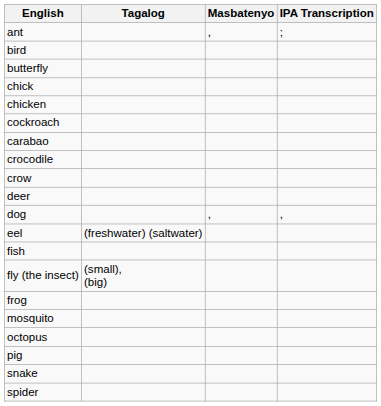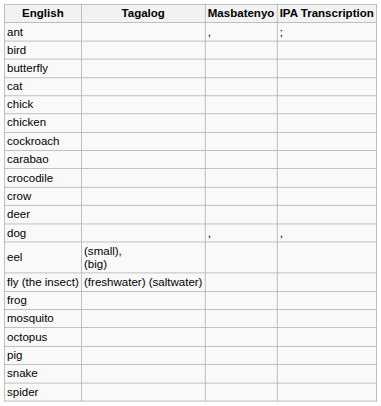+ row: (15, 86)
(143, 232) (freshwater) (saltwater) -> (103, 257) (small), (big)
- row: (16, 251)
(103, 275) (small), (big) -> (143, 282) (freshwater) (saltwater)
